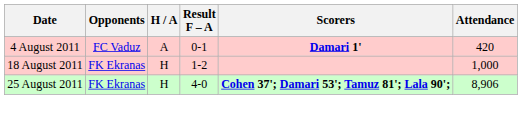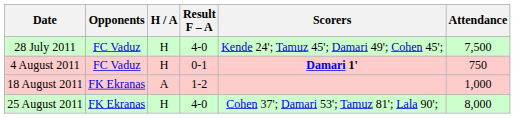+ row: (45, 46)
(164, 46) A -> (164, 65) H
(485, 46) 420 -> (478, 65) 750
(164, 65) H -> (164, 84) A
(336, 84) bold -> (332, 103) normal
(485, 84) 8,906 -> (478, 103) 8,000
